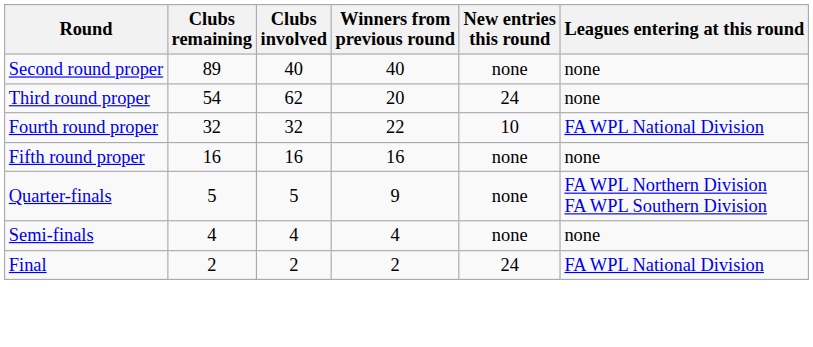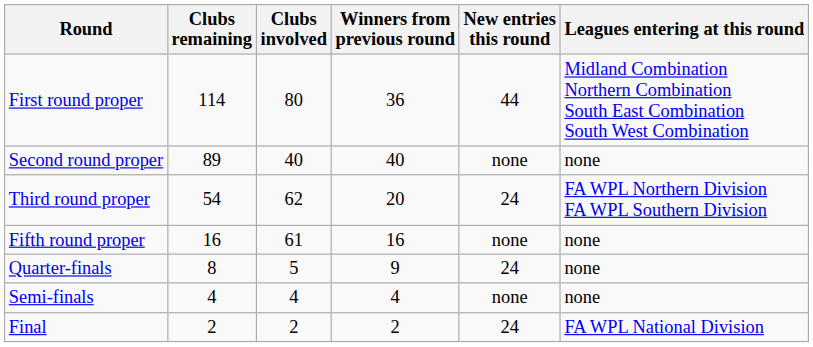+ row: (76, 100)
(582, 98) none -> (666, 199) FA WPL Northern Division FA WPL Southern Division
- row: (83, 127)
(294, 156) 16 -> (294, 239) 61
(212, 196) 5 -> (212, 268) 8
(510, 196) none -> (510, 268) 24
(666, 196) FA WPL Northern Division FA WPL Southern Division -> (582, 268) none
